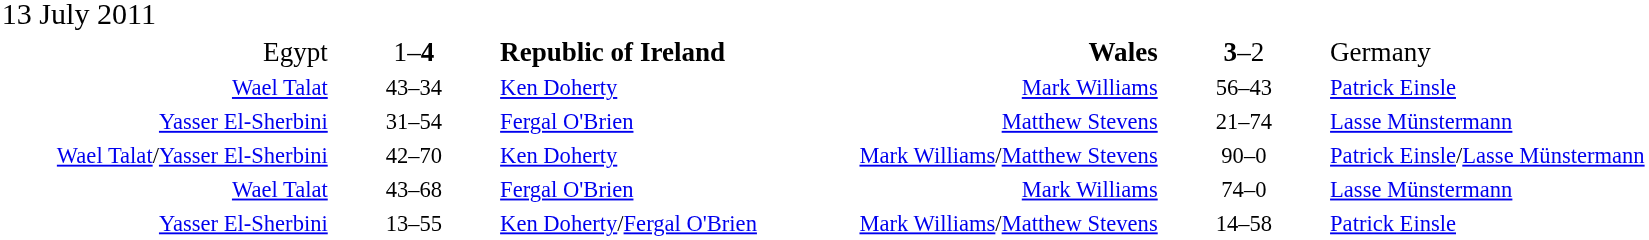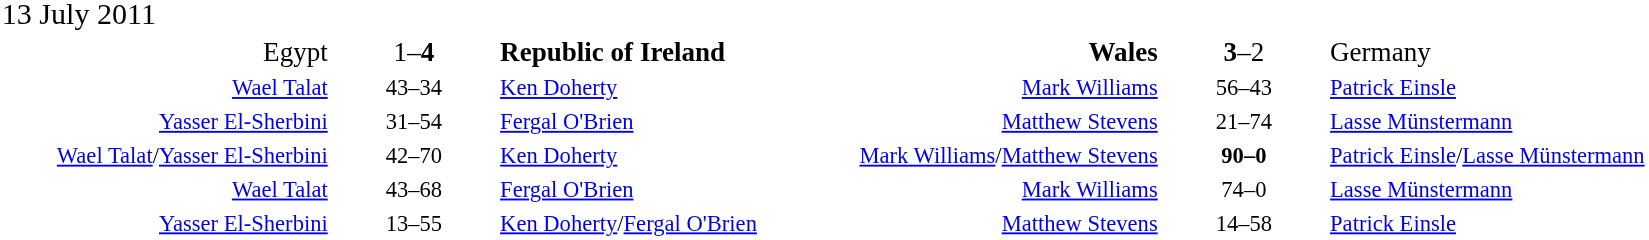(1244, 155) normal -> (1244, 155) bold
(1009, 223) Mark Williams/Matthew Stevens -> (1080, 223) Matthew Stevens
